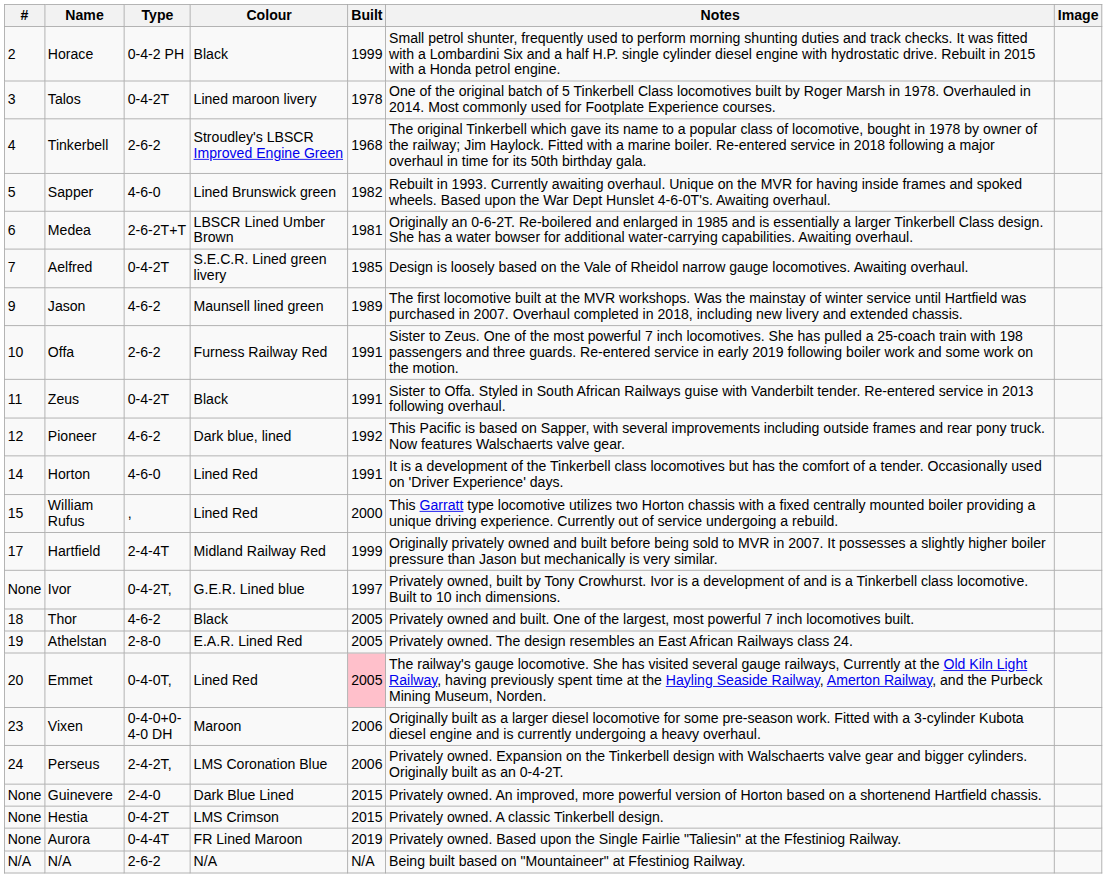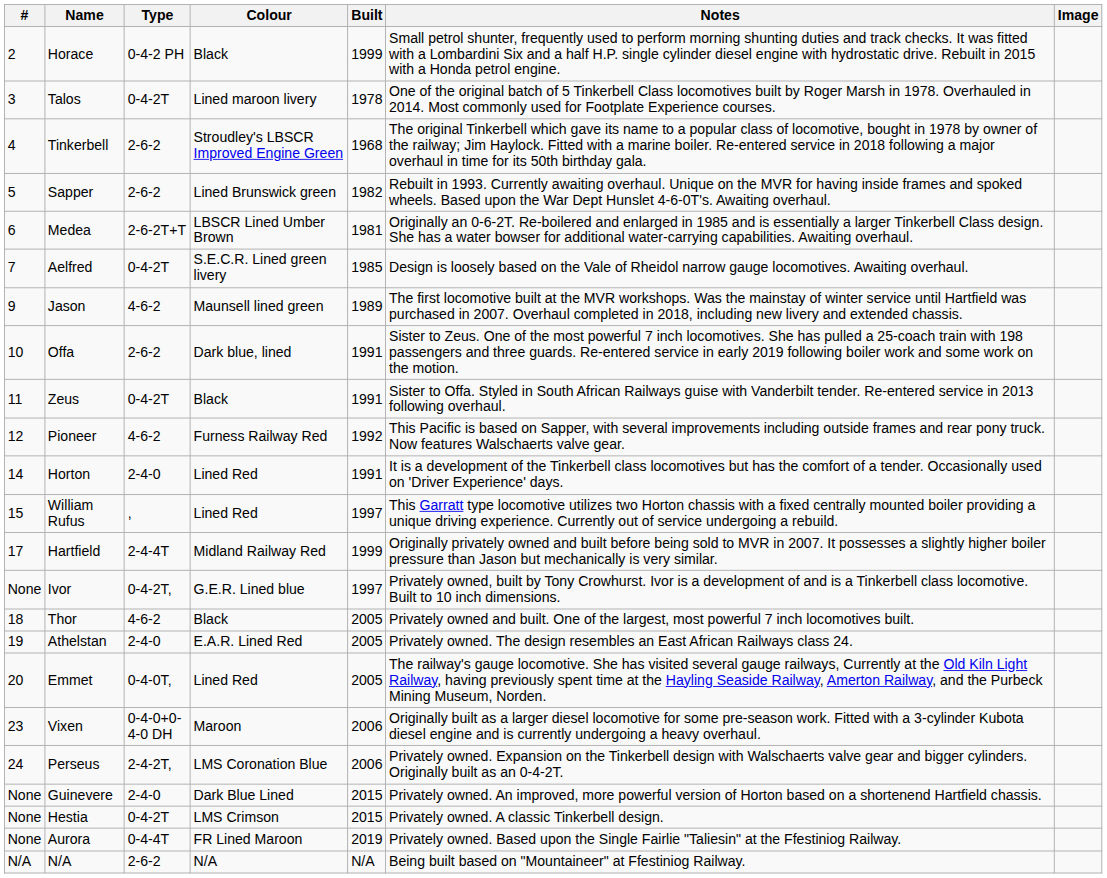(144, 192) 4-6-0 -> (144, 192) 2-6-2
(260, 352) Furness Railway Red -> (242, 352) Dark blue, lined
(242, 436) Dark blue, lined -> (260, 436) Furness Railway Red
(144, 475) 4-6-0 -> (144, 475) 2-4-0
(367, 513) 2000 -> (367, 513) 1997
(144, 642) 2-8-0 -> (144, 642) 2-4-0
(367, 680) pink background -> (367, 680) no background
